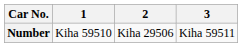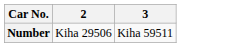- column: (84, 14)
